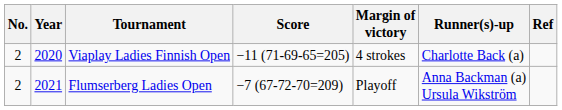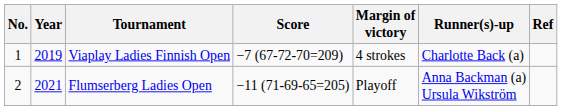(18, 55) 2 -> (18, 55) 1
(48, 55) 2020 -> (48, 55) 2019
(293, 55) −11 (71-69-65=205) -> (290, 55) −7 (67-72-70=209)
(290, 86) −7 (67-72-70=209) -> (293, 86) −11 (71-69-65=205)
